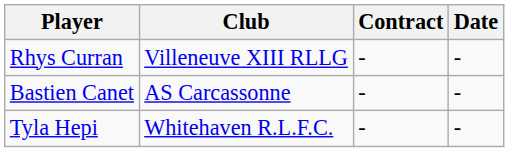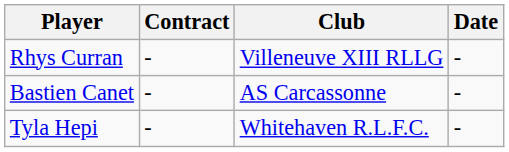columns swapped: (246, 22) <-> (401, 22)
